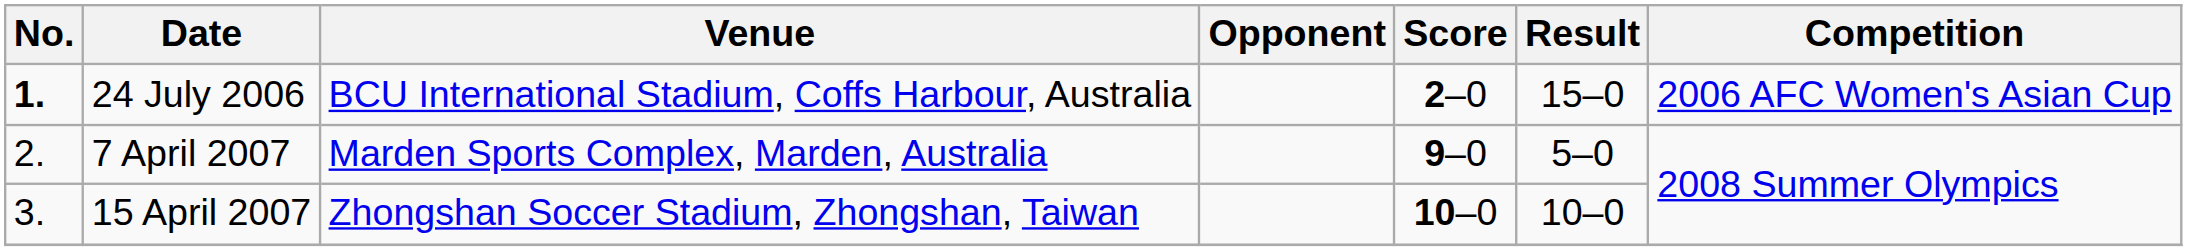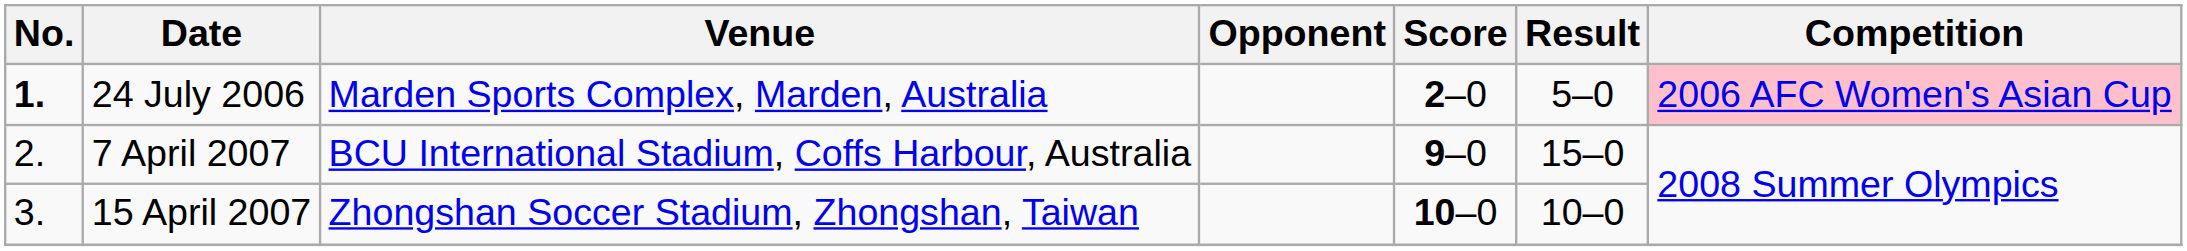(760, 93) BCU International Stadium, Coffs Harbour, Australia -> (688, 93) Marden Sports Complex, Marden, Australia
(1583, 93) 15–0 -> (1583, 93) 5–0
(1915, 93) no background -> (1915, 93) pink background
(688, 153) Marden Sports Complex, Marden, Australia -> (760, 153) BCU International Stadium, Coffs Harbour, Australia
(1583, 153) 5–0 -> (1583, 153) 15–0
